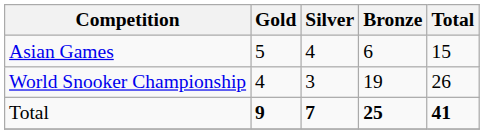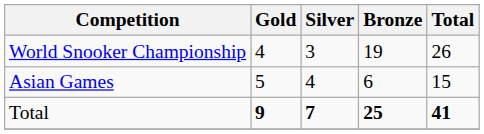rows swapped: (128, 81) <-> (61, 50)
